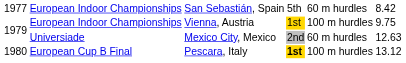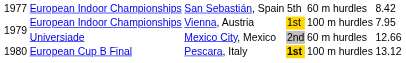(386, 23) 9.75 -> (386, 23) 7.95
(388, 37) 12.63 -> (388, 37) 12.66
